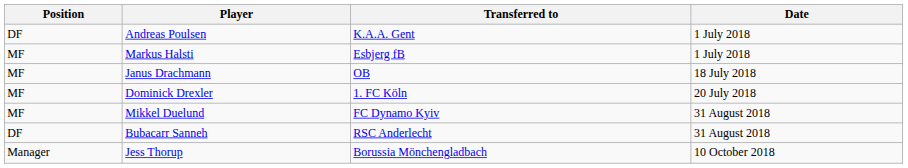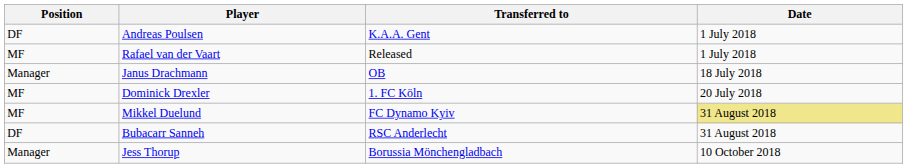- row: (159, 54)
+ row: (171, 54)
(16, 73) MF -> (29, 73) Manager
(732, 113) no background -> (738, 113) khaki background
